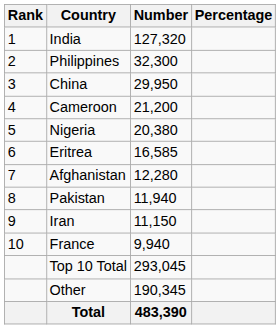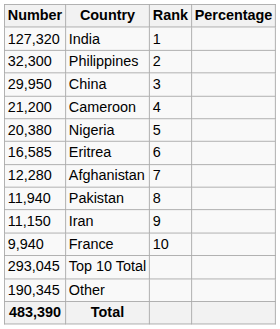columns swapped: (25, 15) <-> (161, 15)
